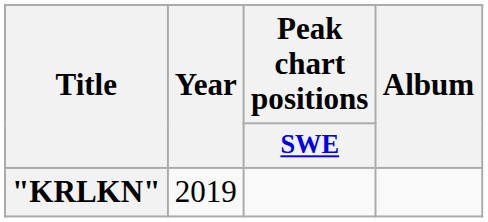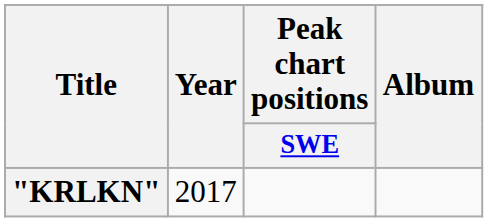(206, 191) 2019 -> (206, 191) 2017
